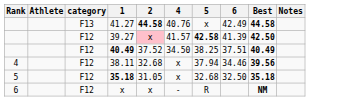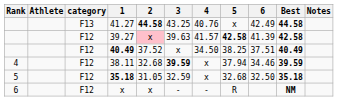+ column: (178, 11)
(263, 37) 42.50 -> (291, 37) 42.58
(263, 63) 39.56 -> (291, 63) 39.59
